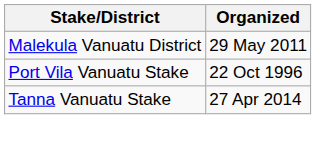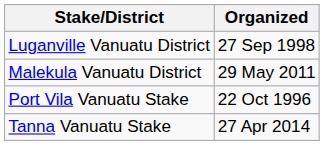+ row: (109, 45)
